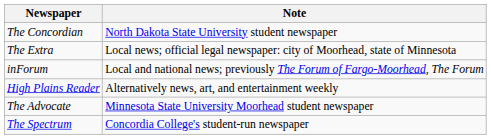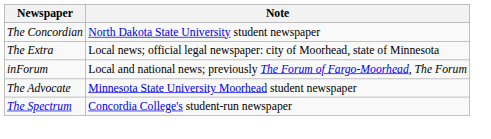- row: (53, 87)
